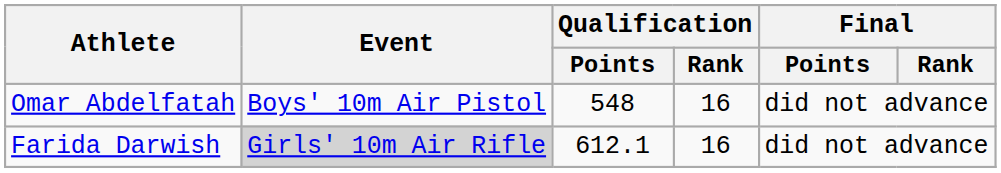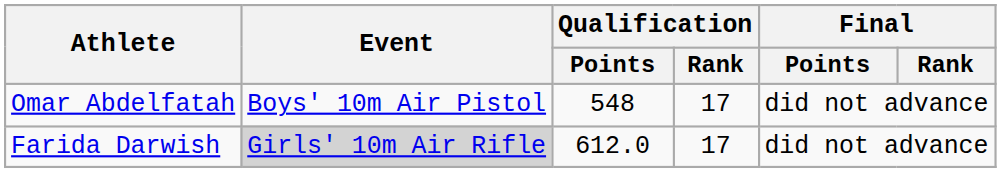(716, 105) 16 -> (716, 105) 17
(612, 147) 612.1 -> (612, 147) 612.0
(716, 147) 16 -> (716, 147) 17
